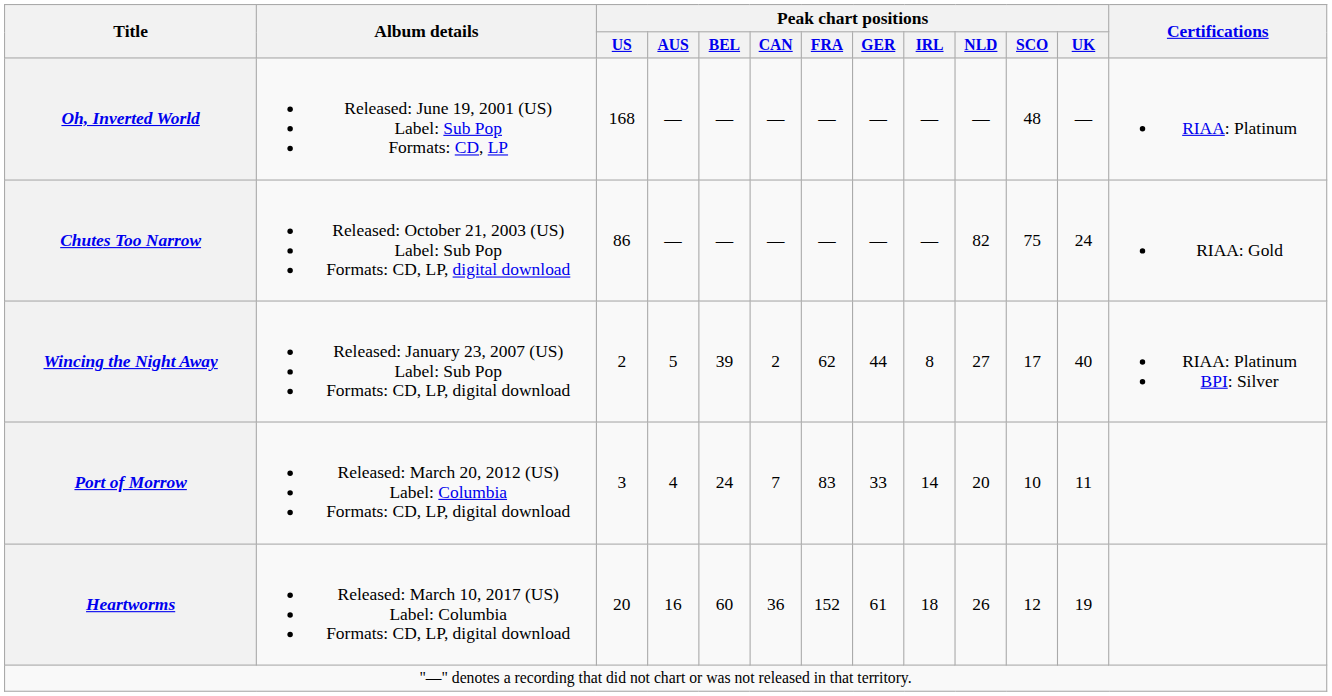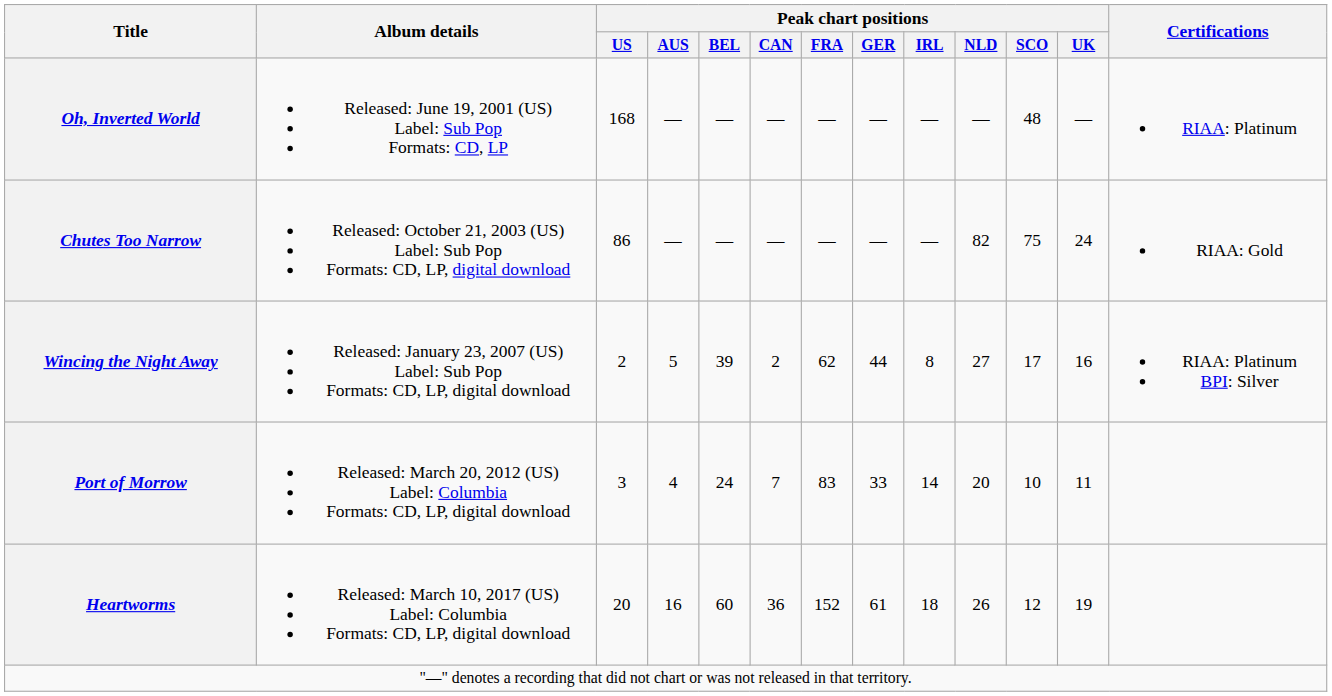(1083, 361) 40 -> (1083, 361) 16
